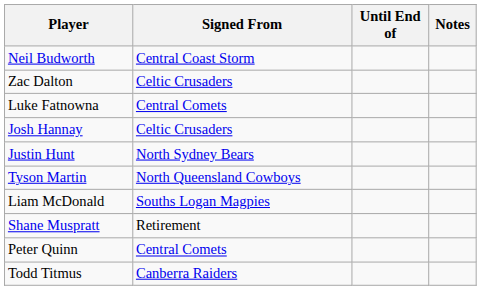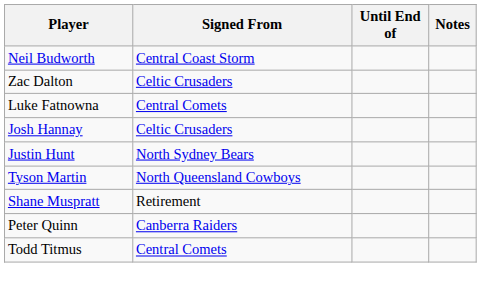- row: (56, 201)
(181, 249) Central Comets -> (187, 225) Canberra Raiders
(187, 273) Canberra Raiders -> (181, 249) Central Comets
